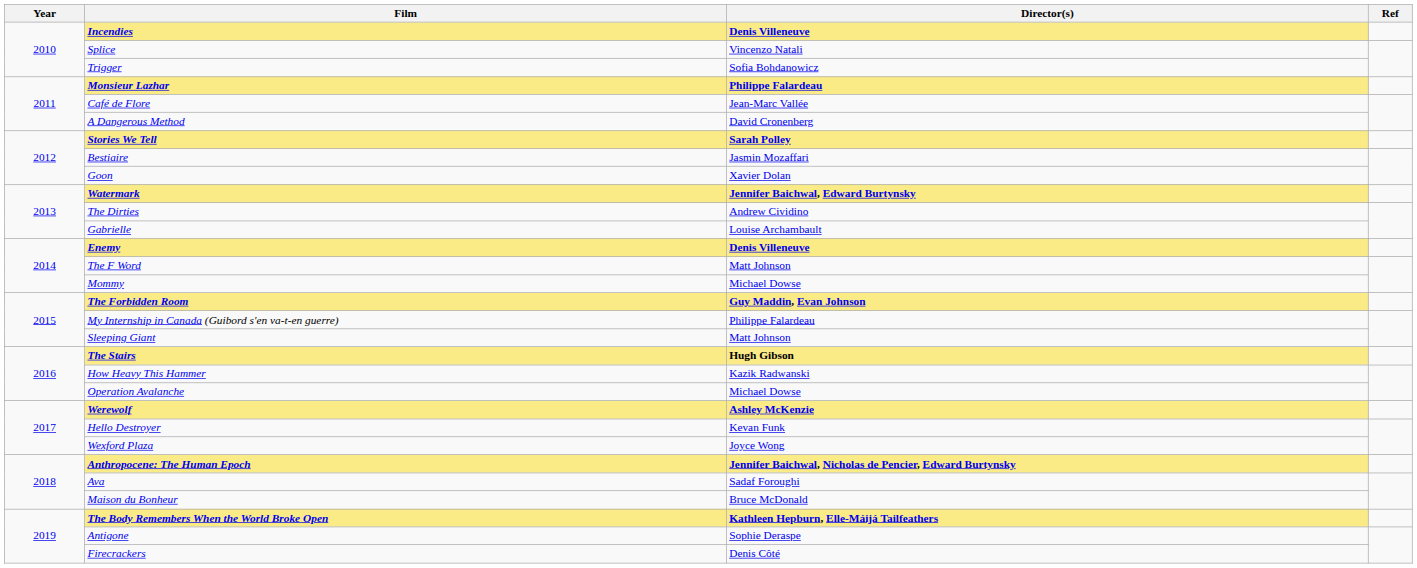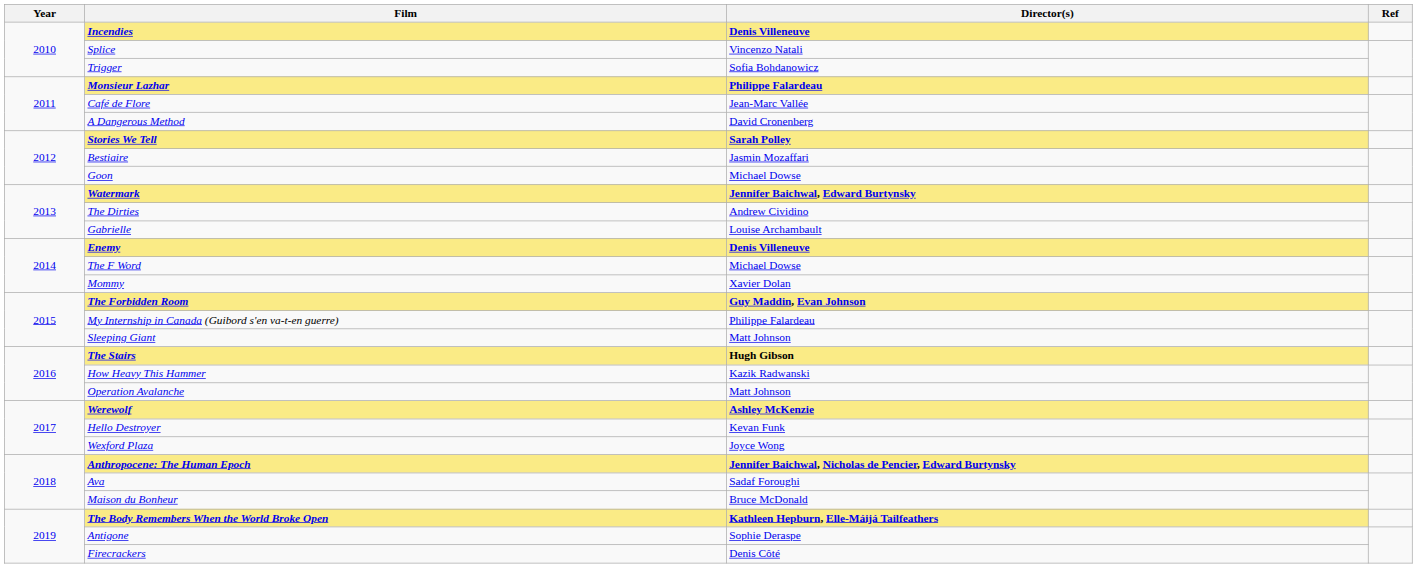(760, 175) Xavier Dolan -> (765, 175) Michael Dowse
(760, 265) Matt Johnson -> (765, 265) Michael Dowse
(765, 283) Michael Dowse -> (760, 283) Xavier Dolan
(765, 391) Michael Dowse -> (760, 391) Matt Johnson
